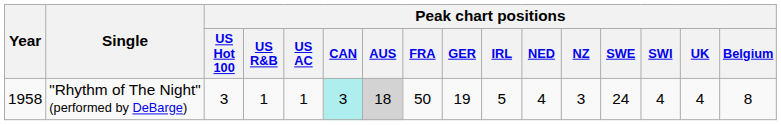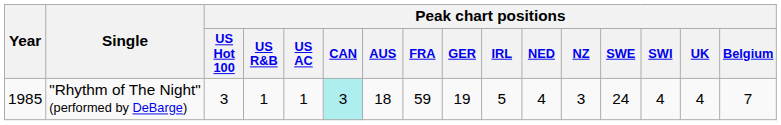(25, 98) 1958 -> (25, 98) 1985
(383, 98) lightgrey background -> (383, 98) no background
(422, 98) 50 -> (422, 98) 59
(748, 98) 8 -> (748, 98) 7
